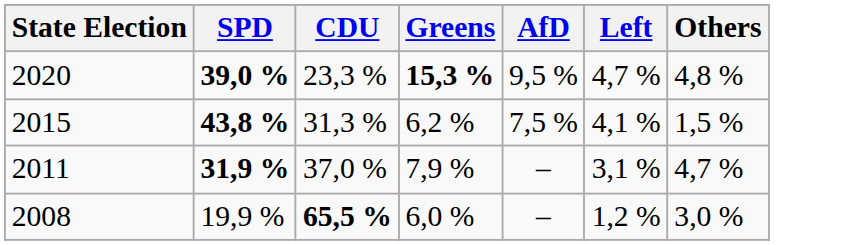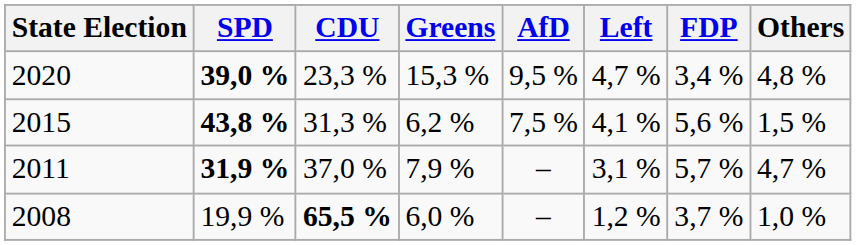+ column: (709, 27)
(450, 74) bold -> (447, 74) normal
(709, 215) 3,0 % -> (792, 215) 1,0 %
